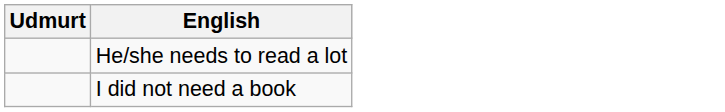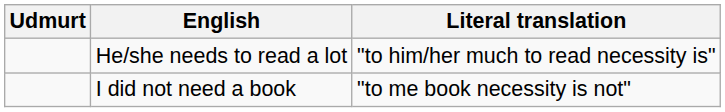+ column: (536, 21)
